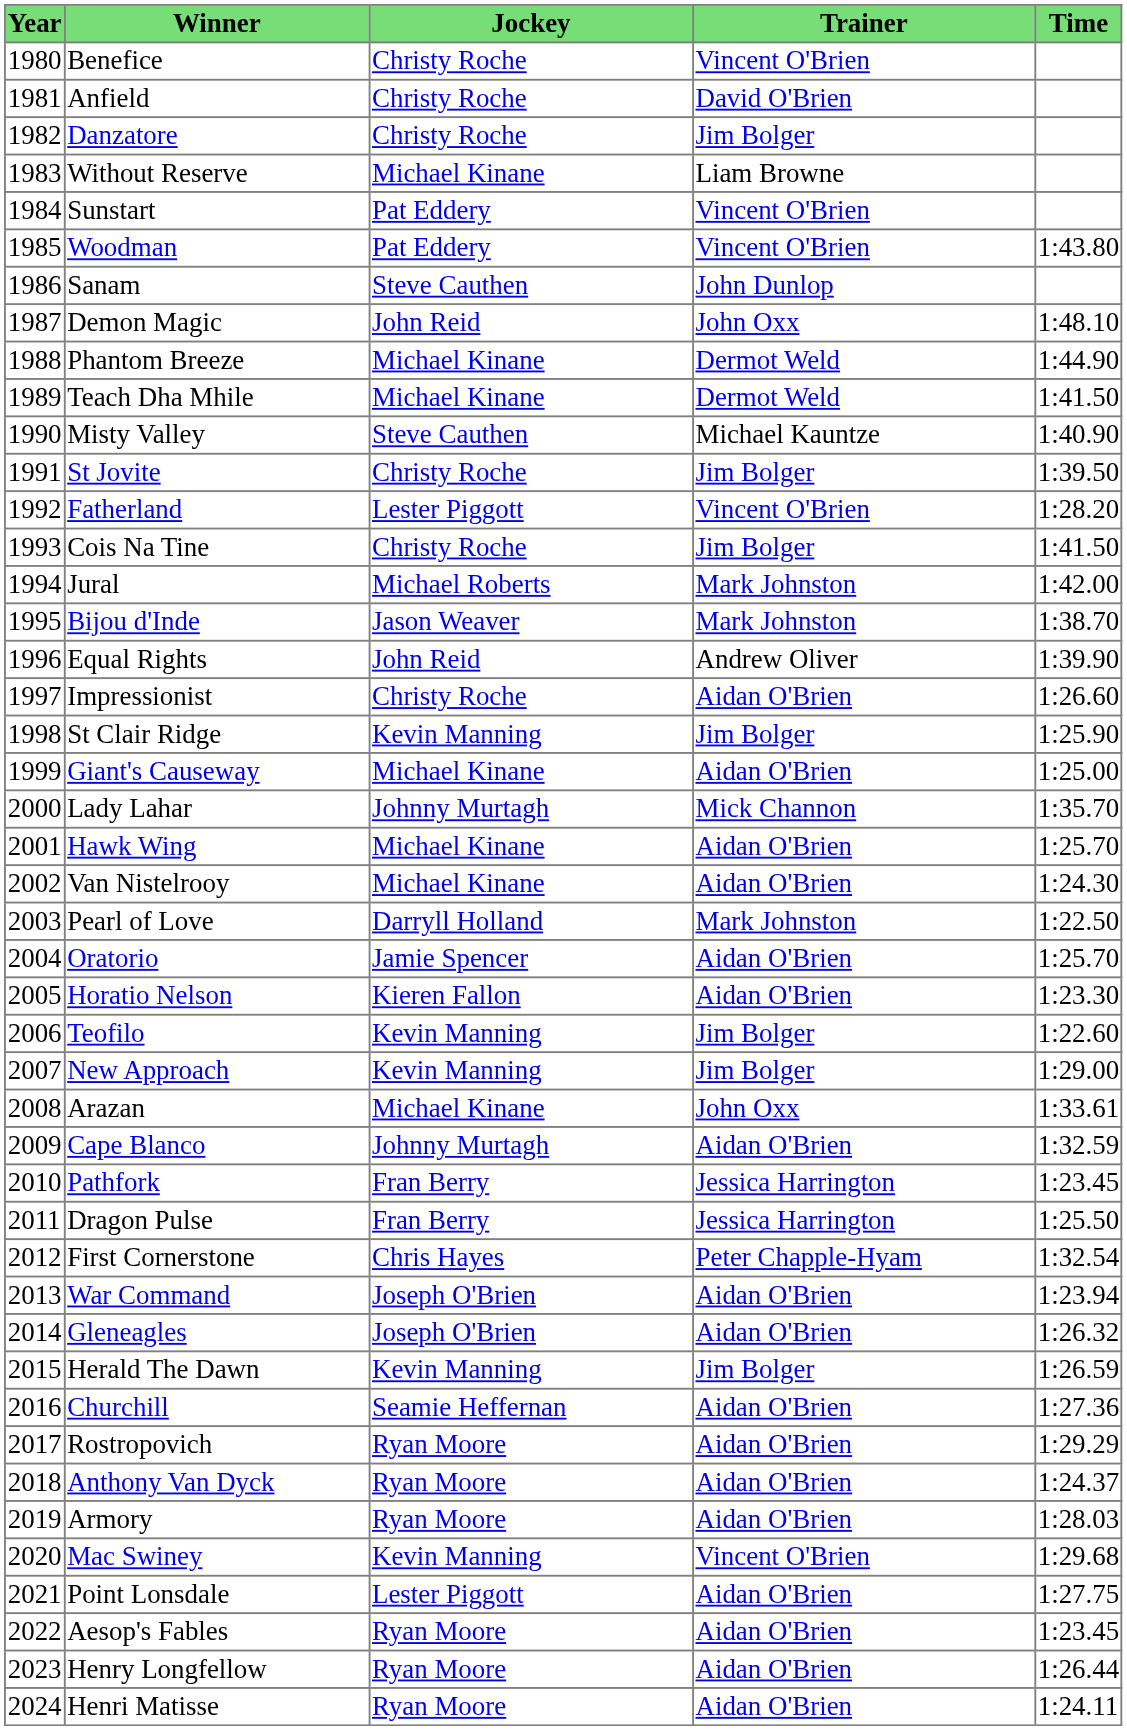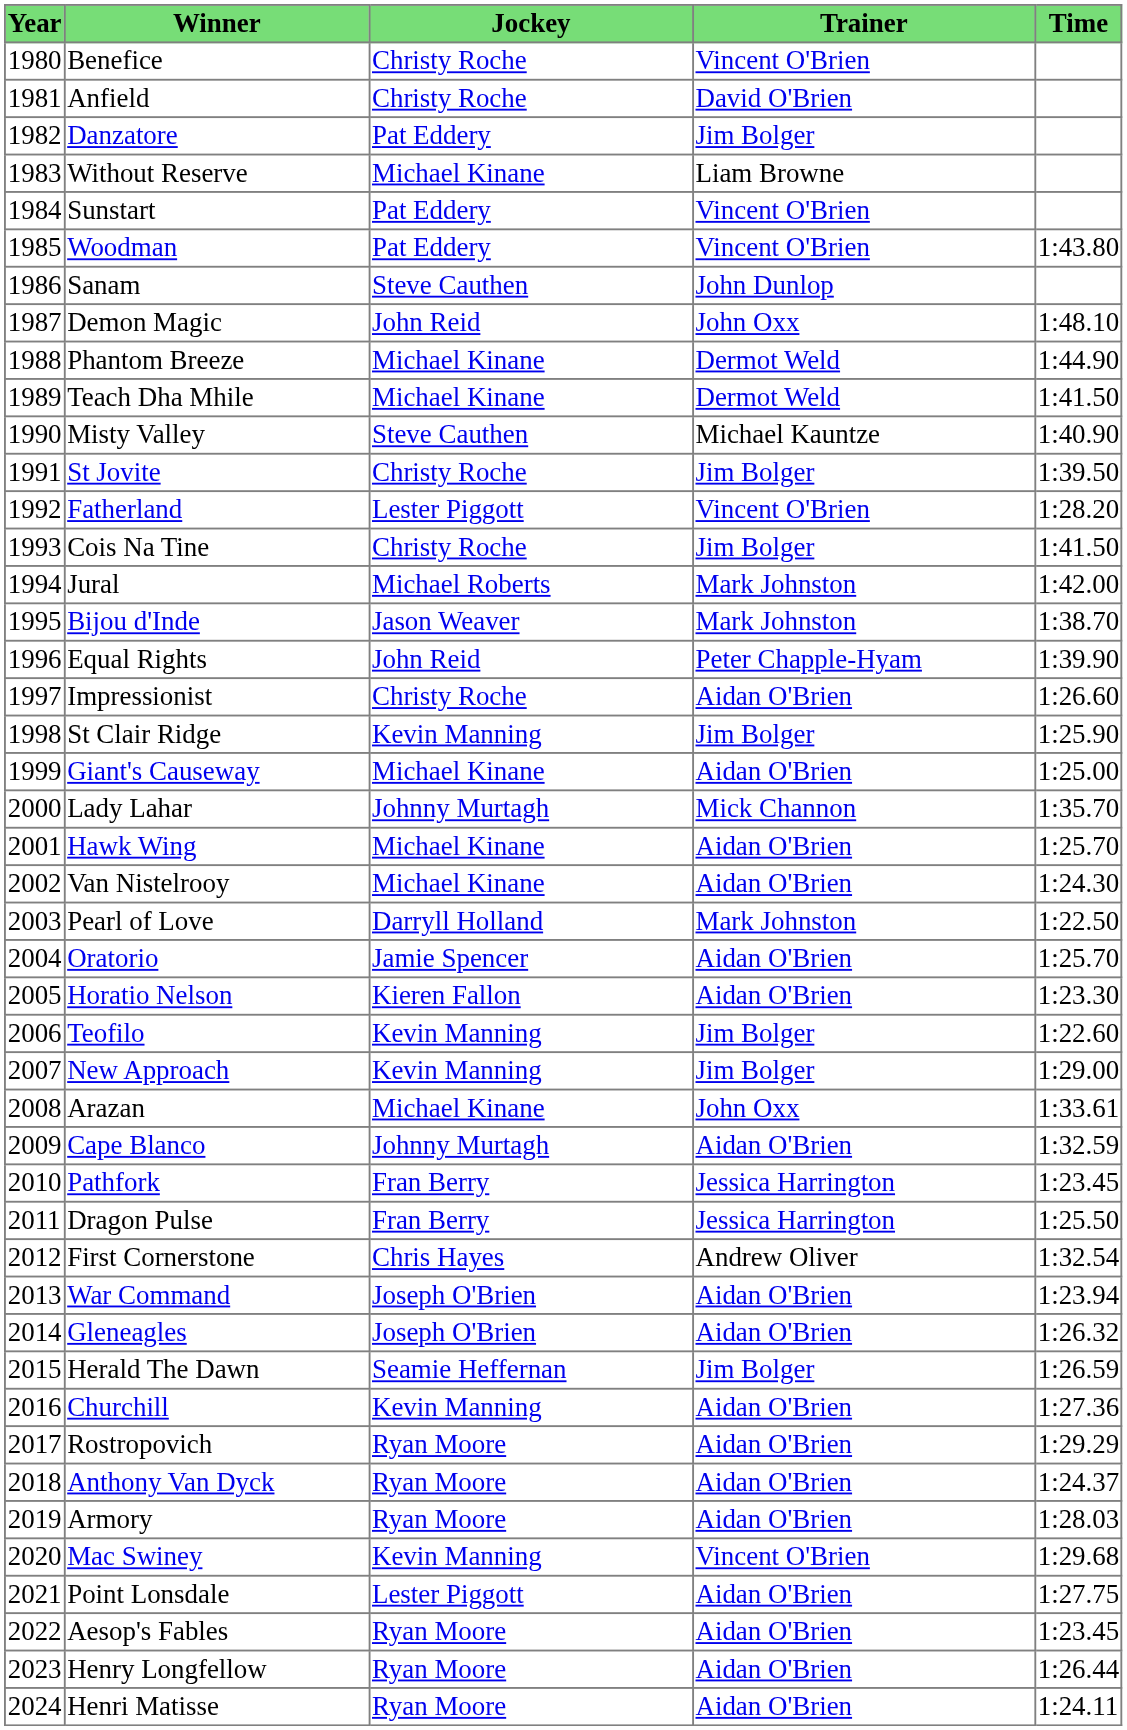(449, 135) Christy Roche -> (431, 135) Pat Eddery
(777, 658) Andrew Oliver -> (809, 658) Peter Chapple-Hyam
(809, 1257) Peter Chapple-Hyam -> (777, 1257) Andrew Oliver
(457, 1369) Kevin Manning -> (469, 1369) Seamie Heffernan
(469, 1406) Seamie Heffernan -> (457, 1406) Kevin Manning
